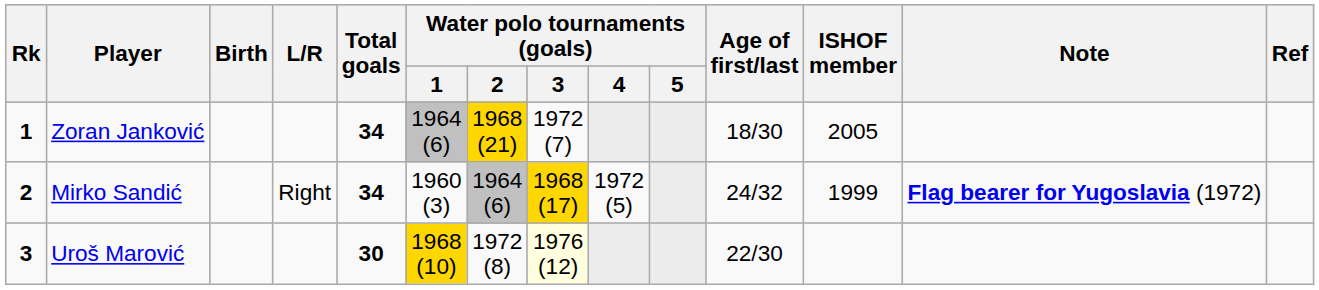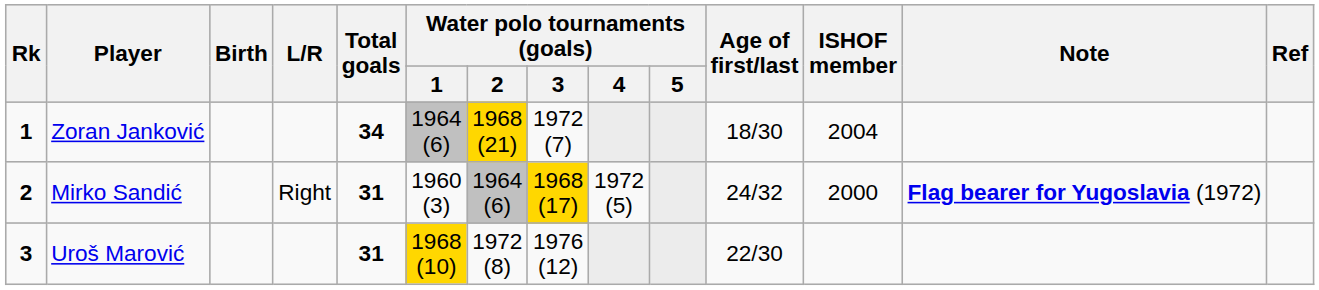(853, 132) 2005 -> (853, 132) 2004
(371, 193) 34 -> (371, 193) 31
(853, 193) 1999 -> (853, 193) 2000
(371, 254) 30 -> (371, 254) 31
(558, 254) lightyellow background -> (558, 254) no background
